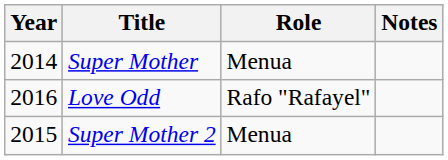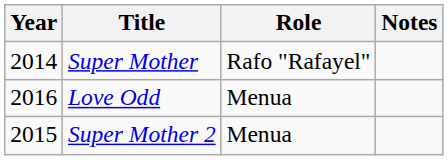(259, 60) Menua -> (298, 60) Rafo "Rafayel"
(298, 97) Rafo "Rafayel" -> (259, 97) Menua
